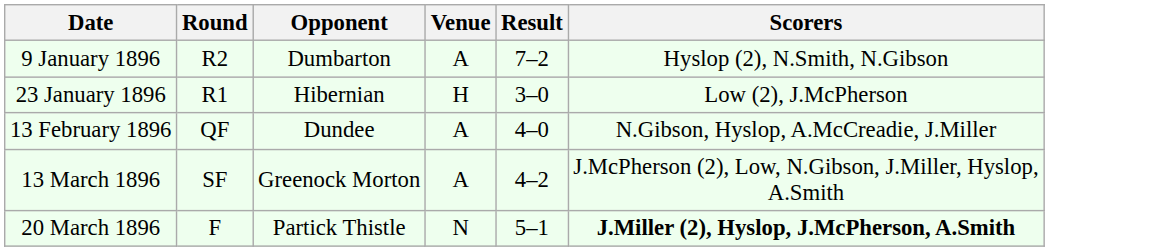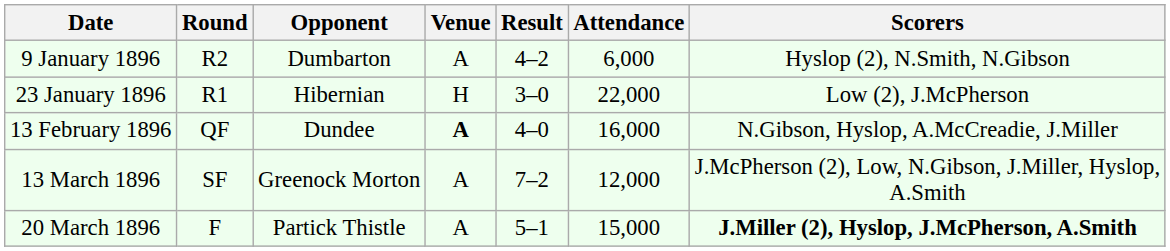+ column: (629, 22)
(532, 58) 7–2 -> (532, 58) 4–2
(461, 130) normal -> (461, 130) bold
(532, 179) 4–2 -> (532, 179) 7–2
(461, 228) N -> (461, 228) A
